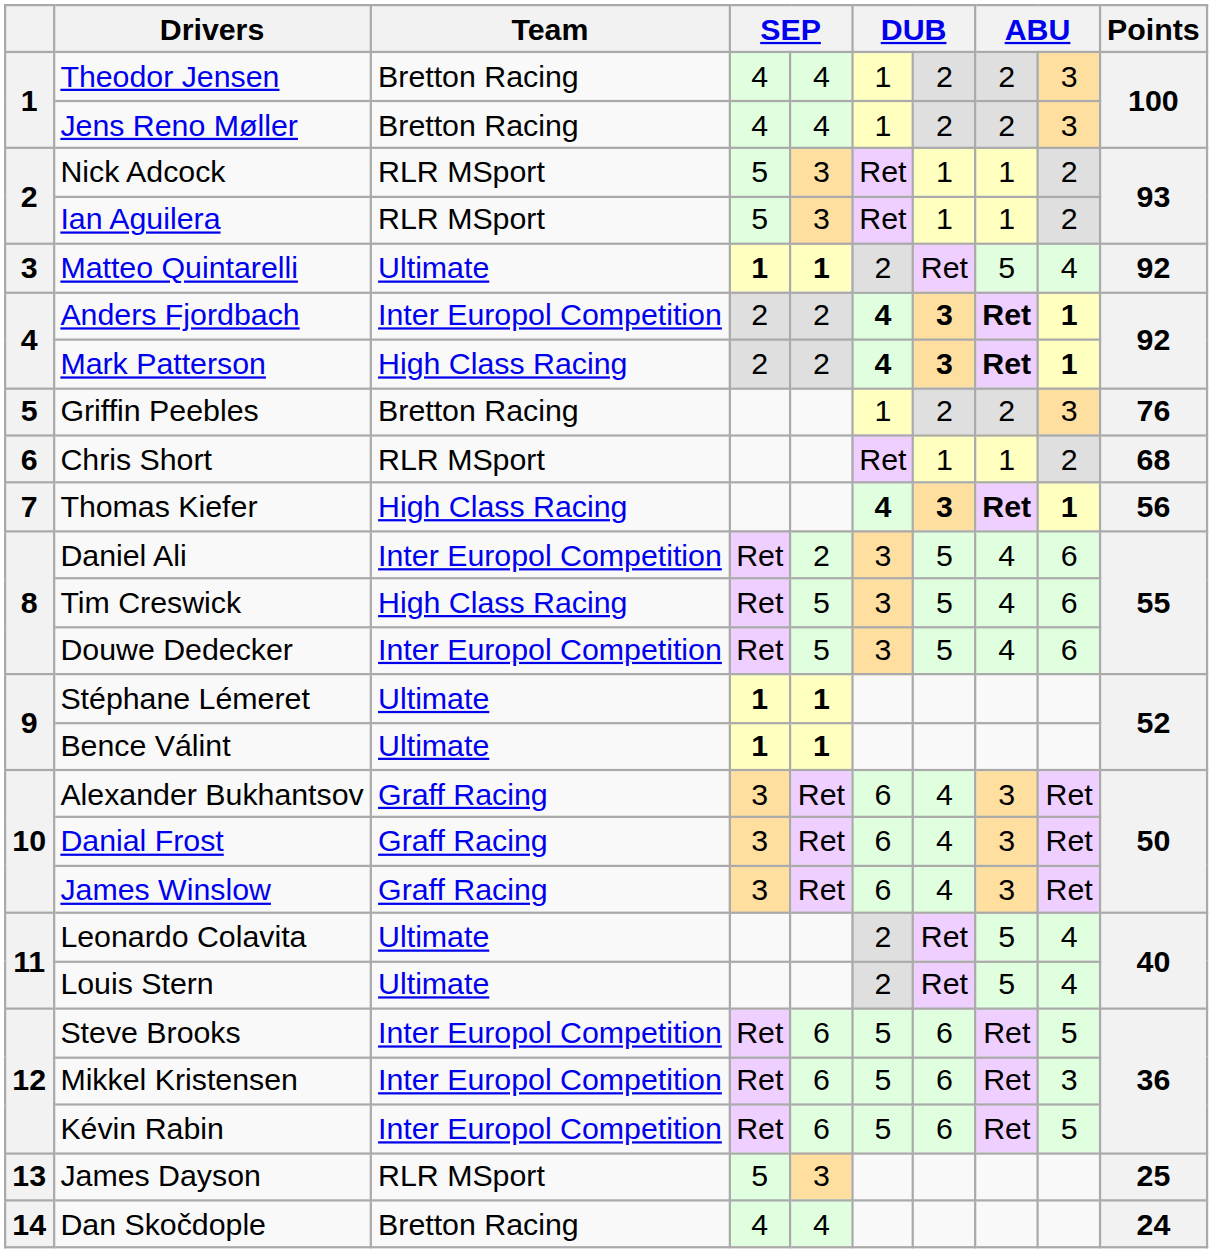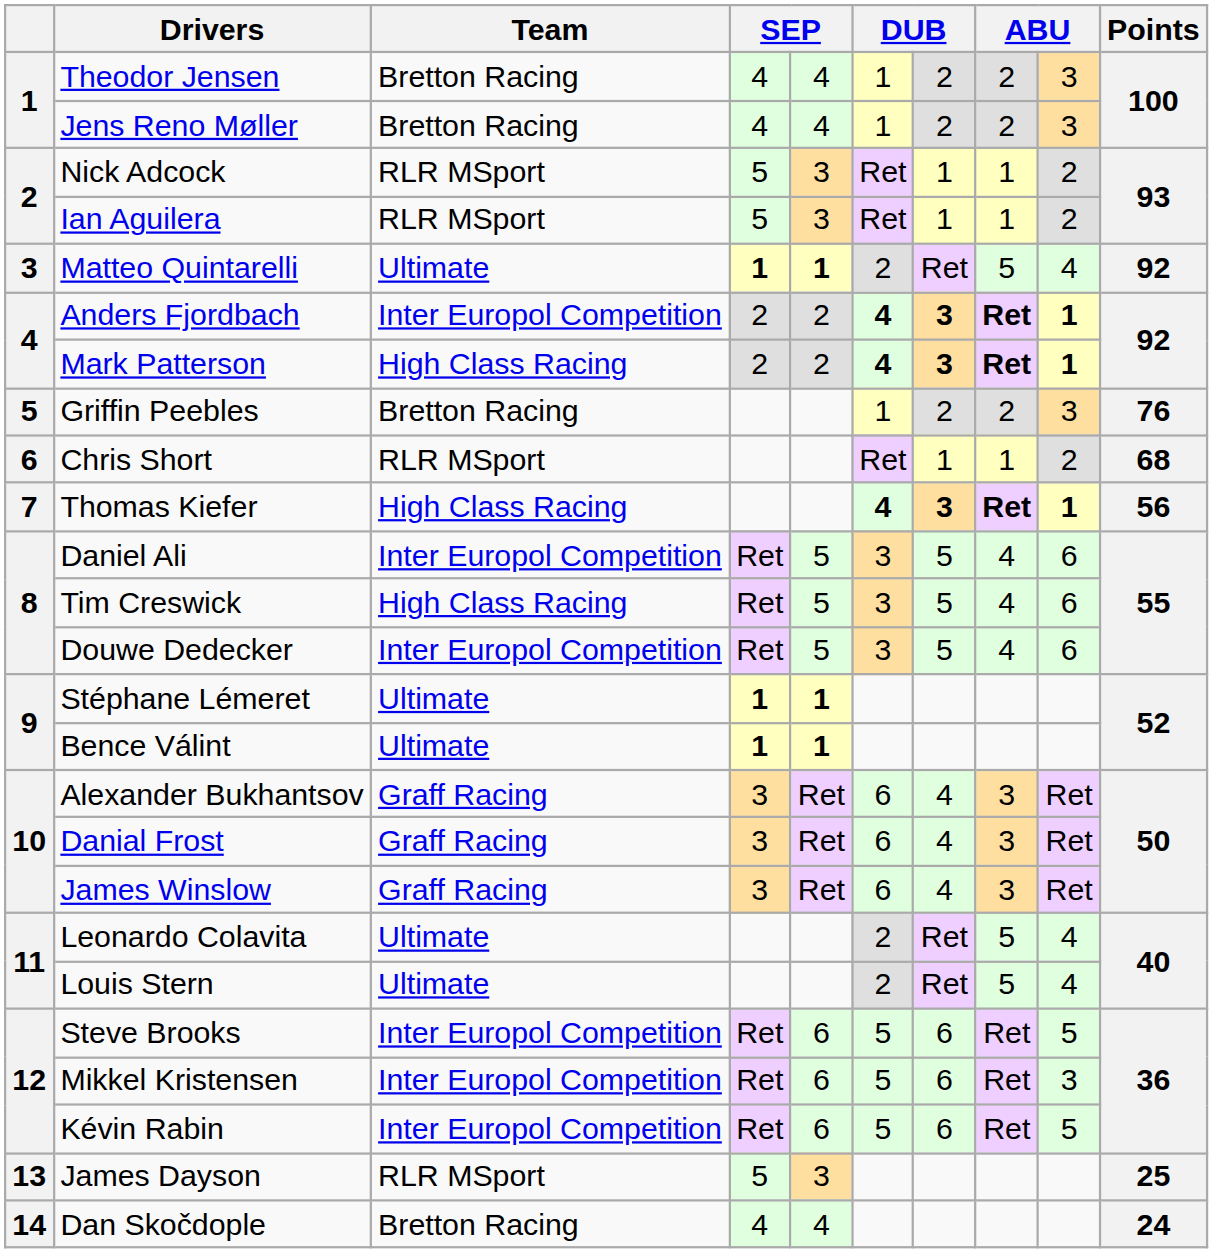(821, 554) 2 -> (821, 554) 5
